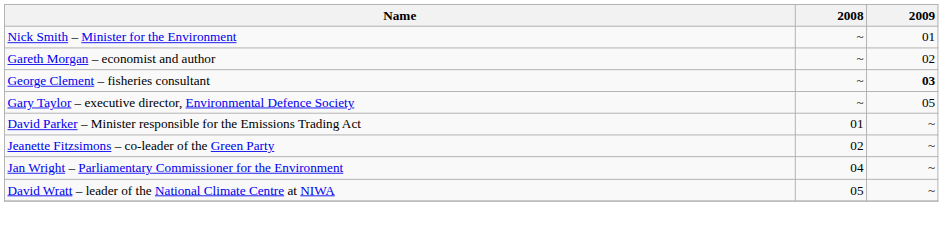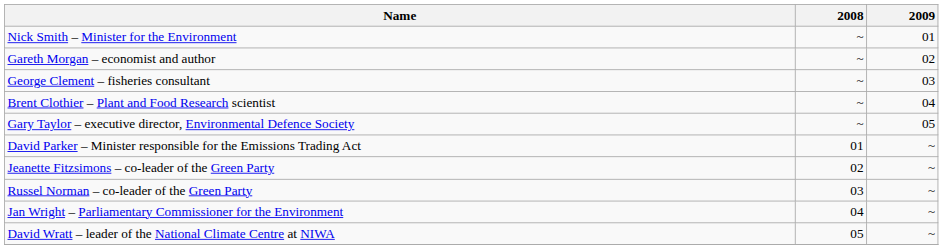(929, 81) bold -> (929, 81) normal
+ row: (141, 102)
+ row: (130, 190)
